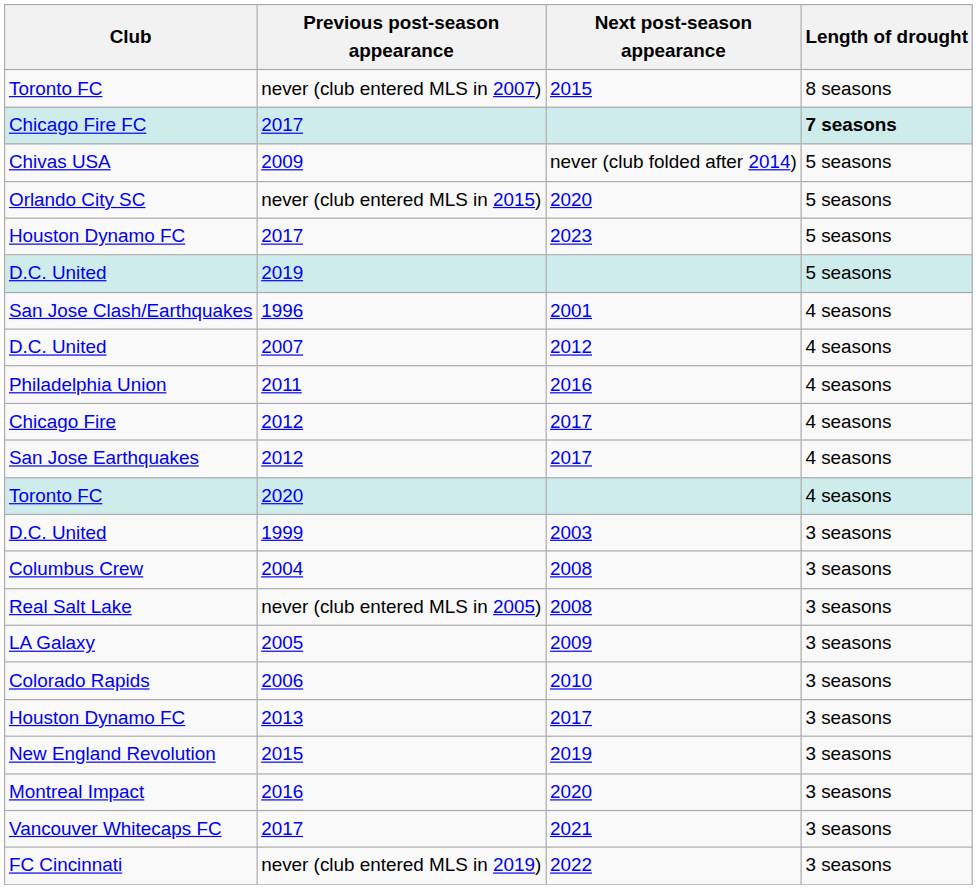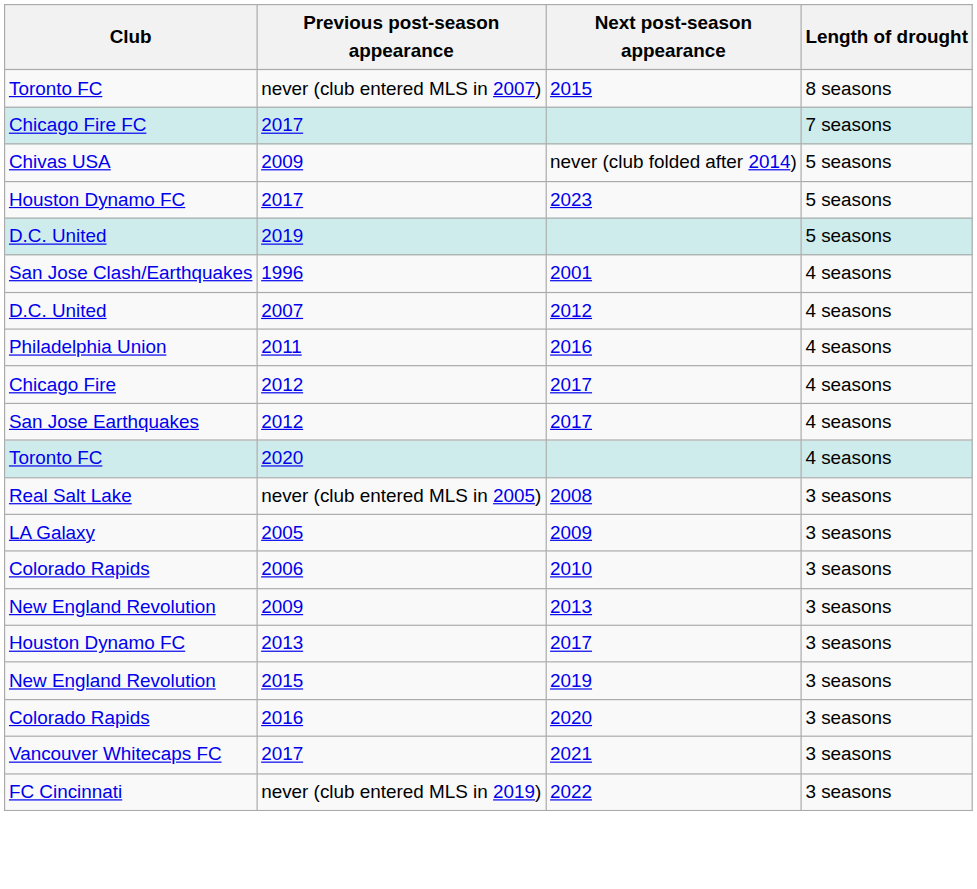(851, 125) bold -> (848, 125) normal
- row: (77, 199)
- row: (58, 532)
- row: (76, 569)
+ row: (112, 606)
+ row: (79, 717)
- row: (77, 791)
